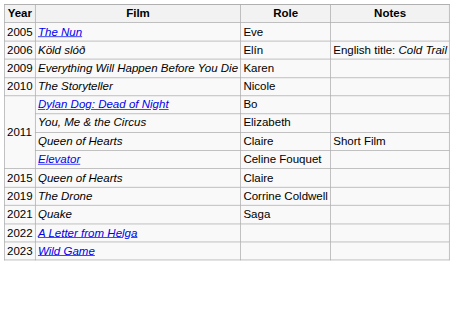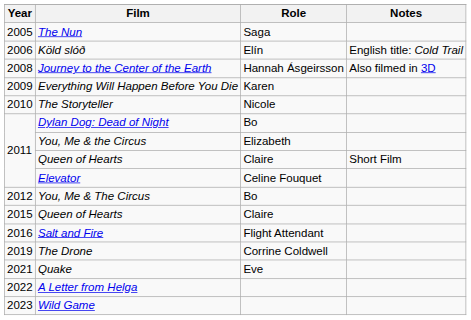(253, 31) Eve -> (257, 31) Saga
+ row: (20, 68)
+ row: (20, 196)
+ row: (20, 232)
(257, 214) Saga -> (253, 269) Eve
